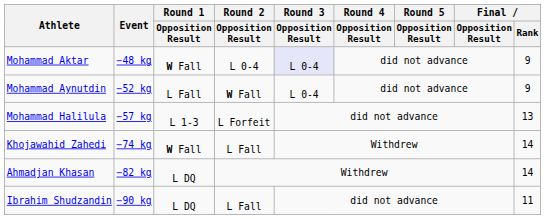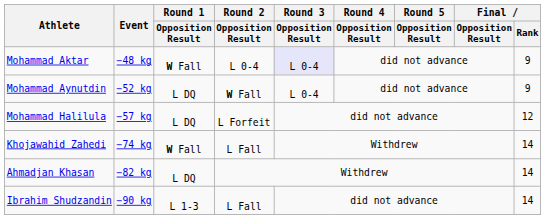(184, 94) L Fall -> (184, 94) L DQ
(184, 122) L 1-3 -> (184, 122) L DQ
(528, 116) 13 -> (528, 116) 12
(184, 206) L DQ -> (184, 206) L 1-3
(528, 200) 11 -> (528, 200) 14
